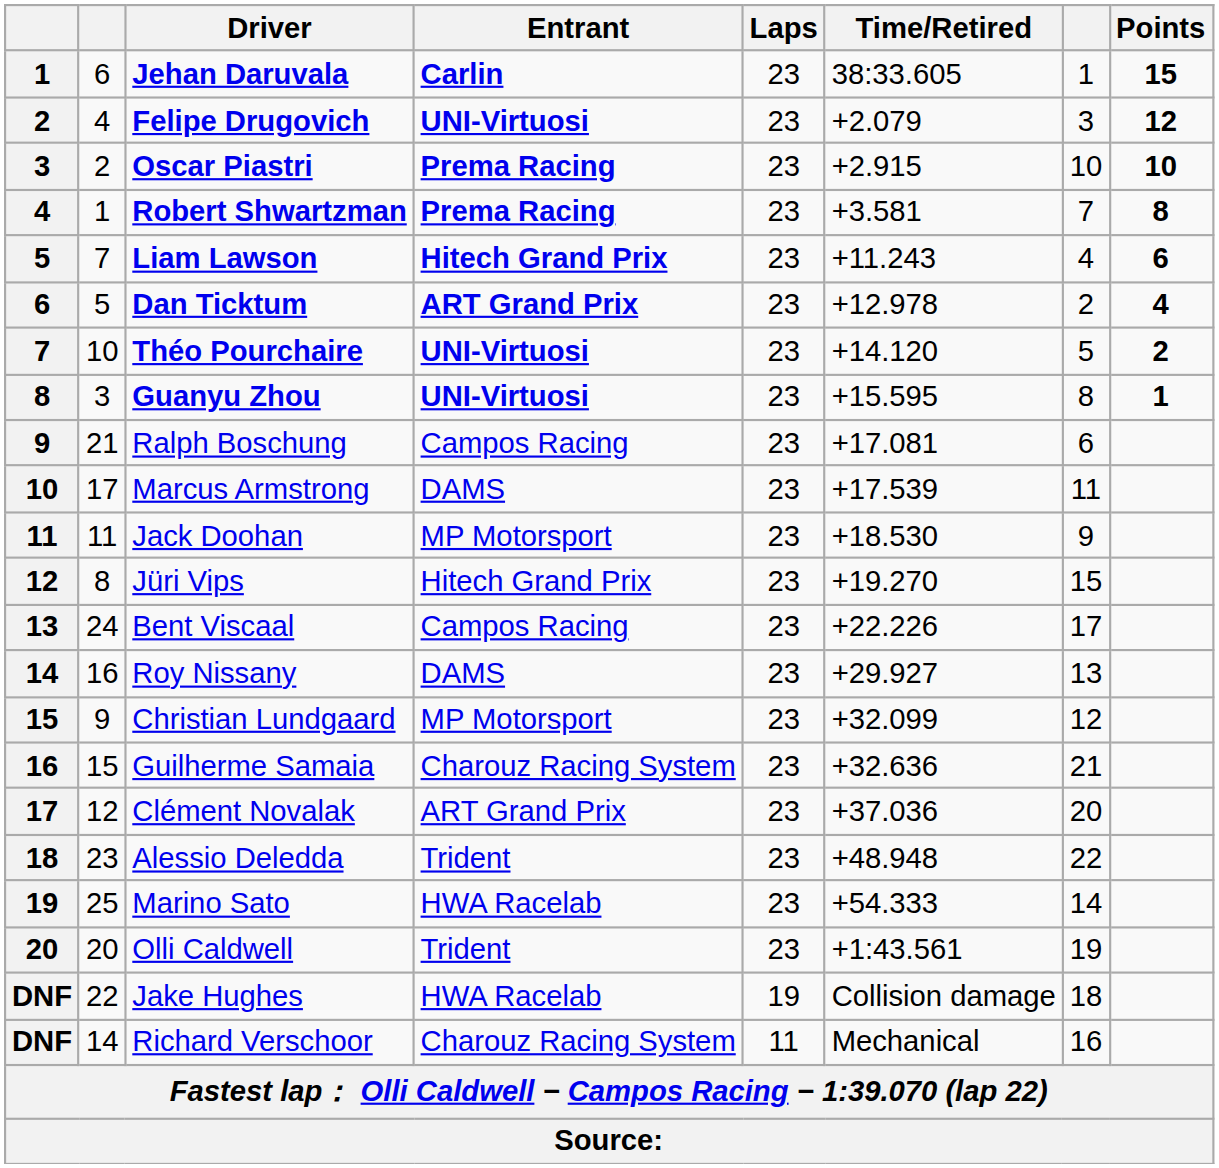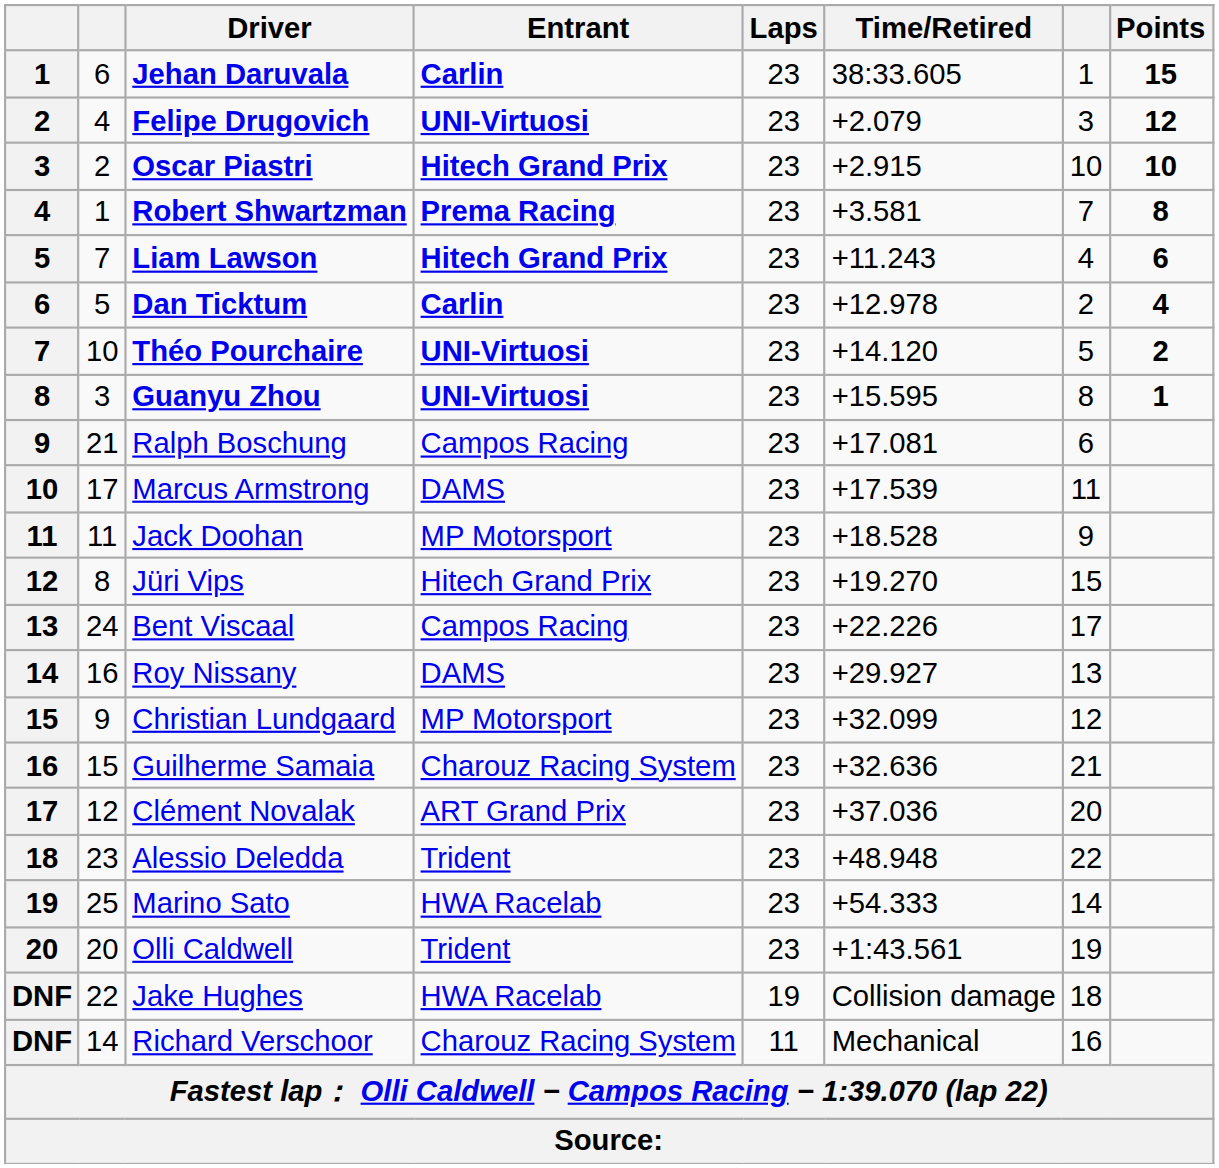(518, 166) Prema Racing -> (544, 166) Hitech Grand Prix
(529, 304) ART Grand Prix -> (462, 304) Carlin
(885, 535) +18.530 -> (885, 535) +18.528
